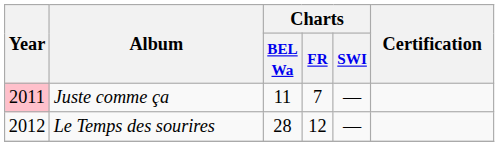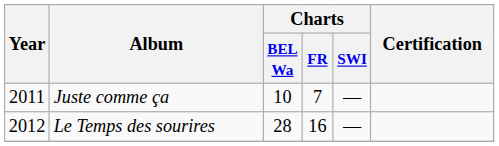(27, 97) pink background -> (27, 97) no background
(282, 97) 11 -> (282, 97) 10
(317, 126) 12 -> (317, 126) 16
